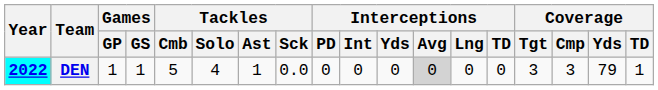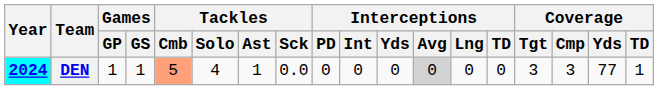(28, 71) 2022 -> (28, 71) 2024
(173, 71) no background -> (173, 71) lightsalmon background
(607, 71) 79 -> (607, 71) 77
